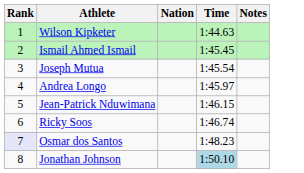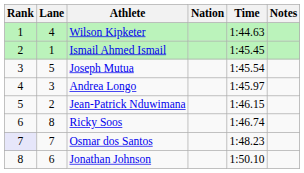+ column: (52, 13)
(217, 159) lightblue background -> (247, 159) no background
